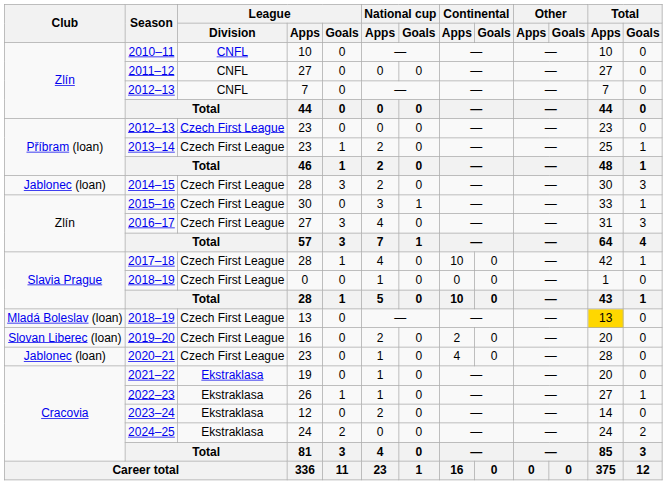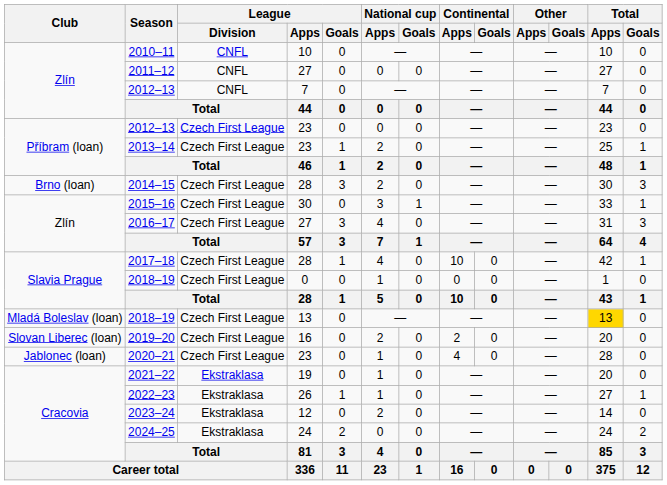(65, 185) Jablonec (loan) -> (65, 185) Brno (loan)
